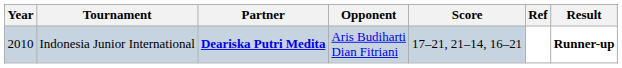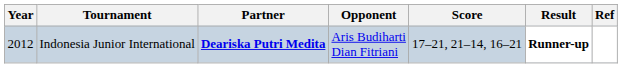columns swapped: (584, 15) <-> (538, 15)
(20, 44) 2010 -> (20, 44) 2012
